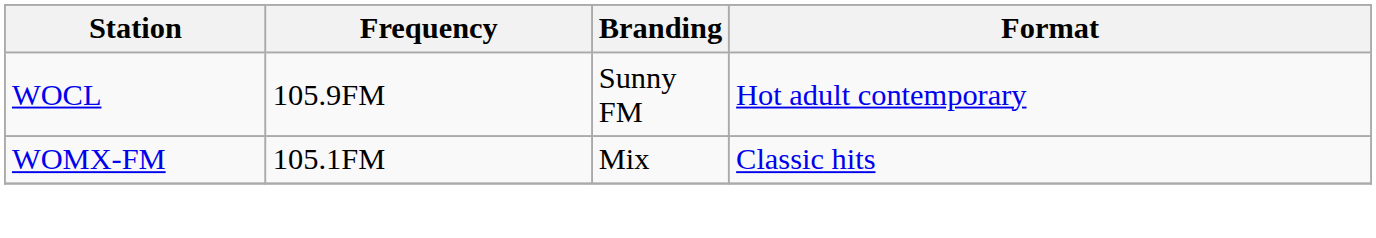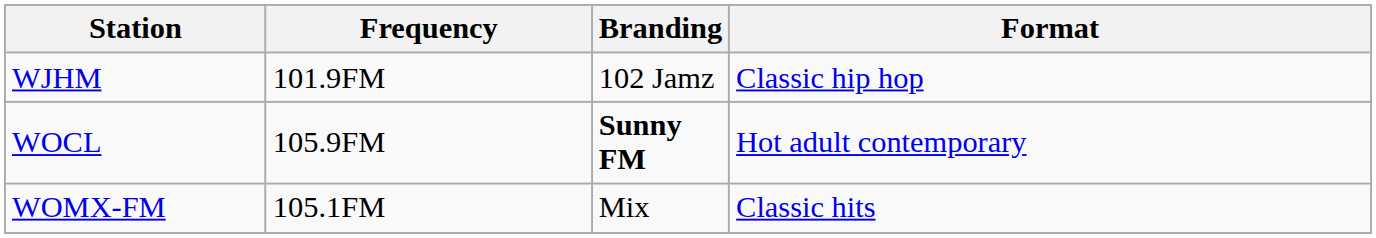+ row: (57, 76)
(638, 93) normal -> (640, 142) bold
